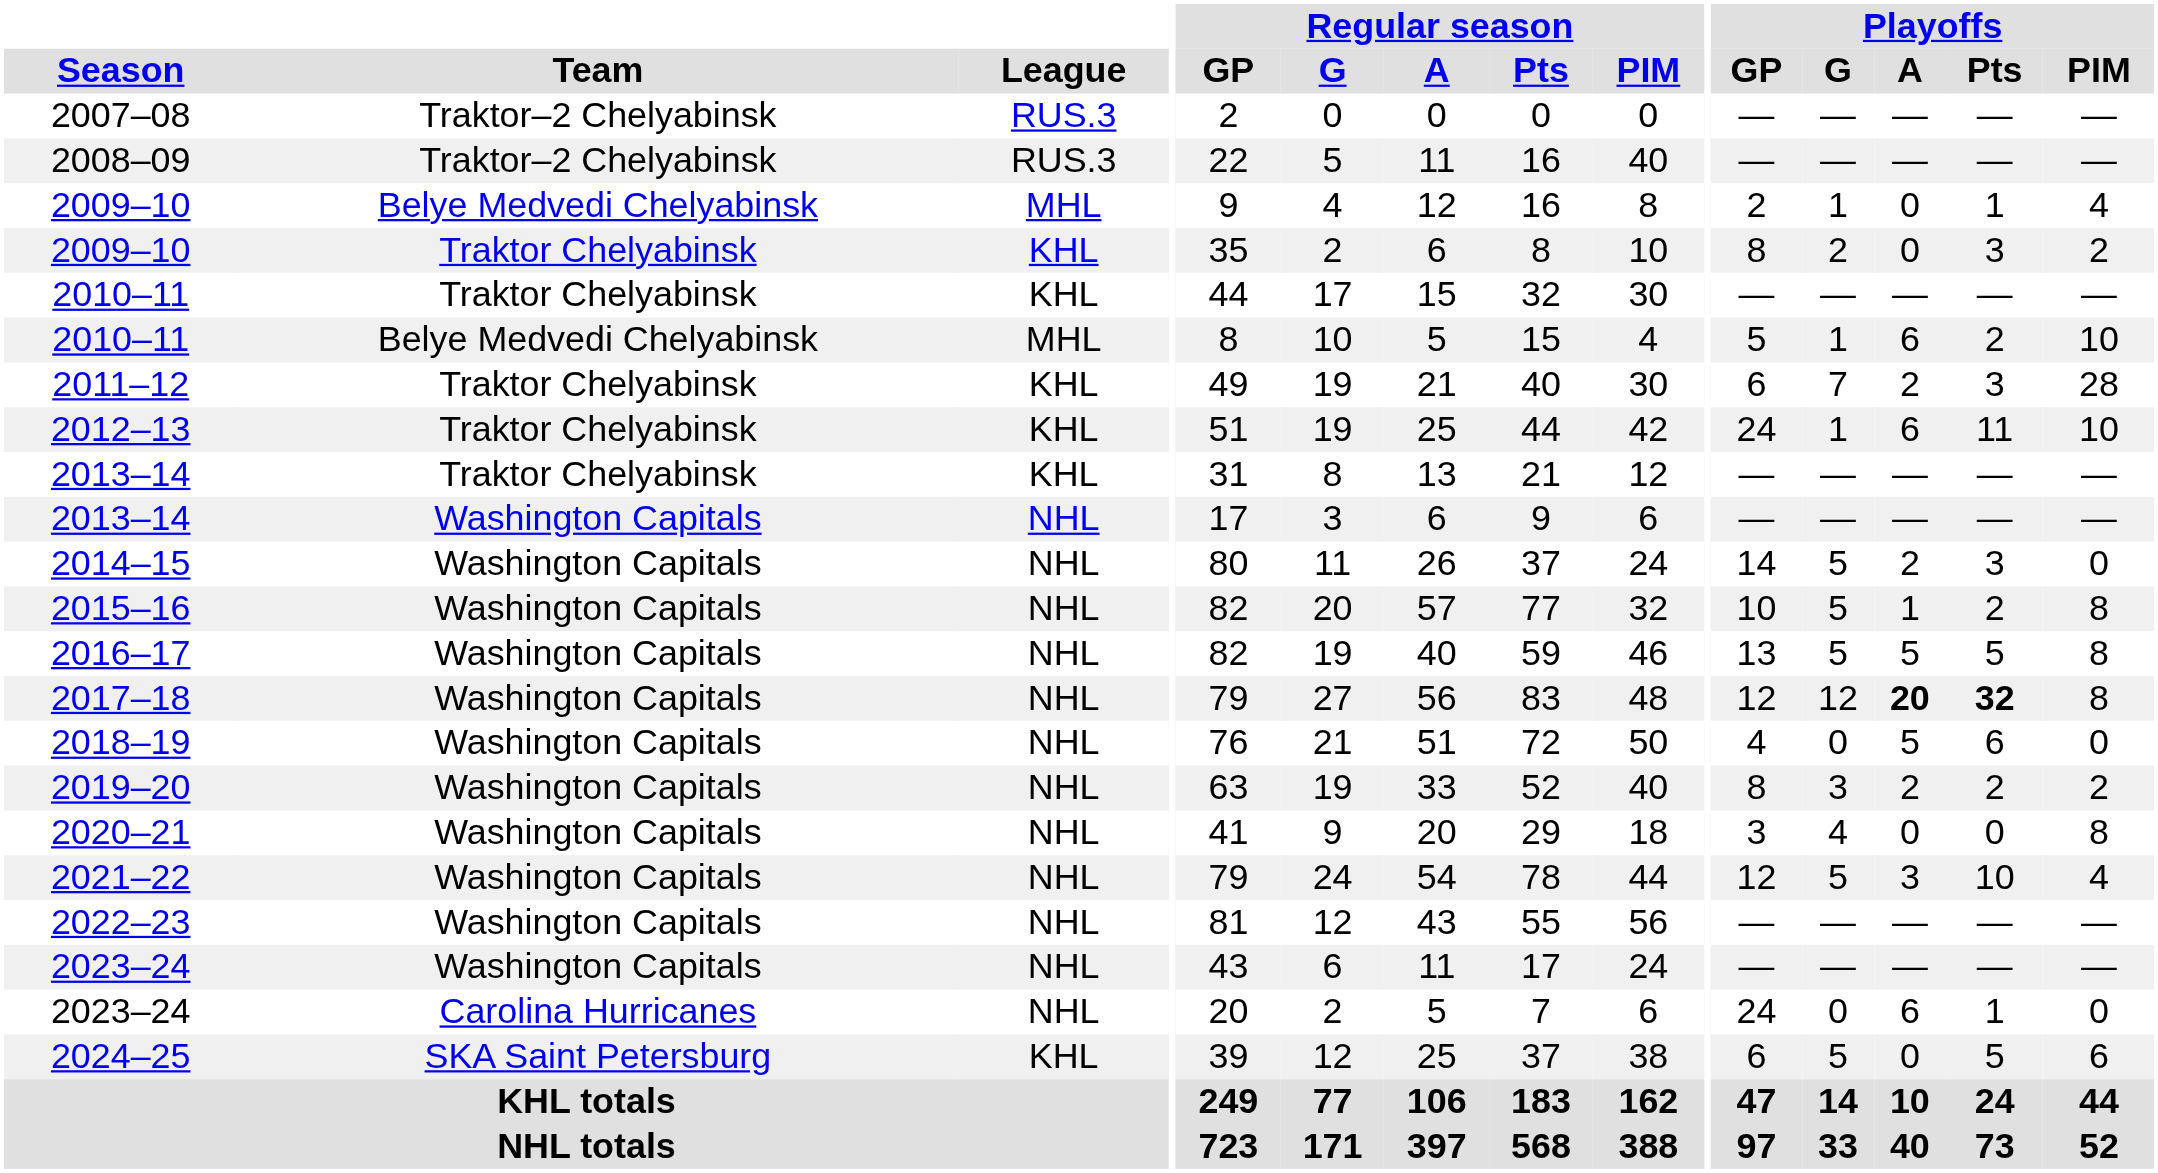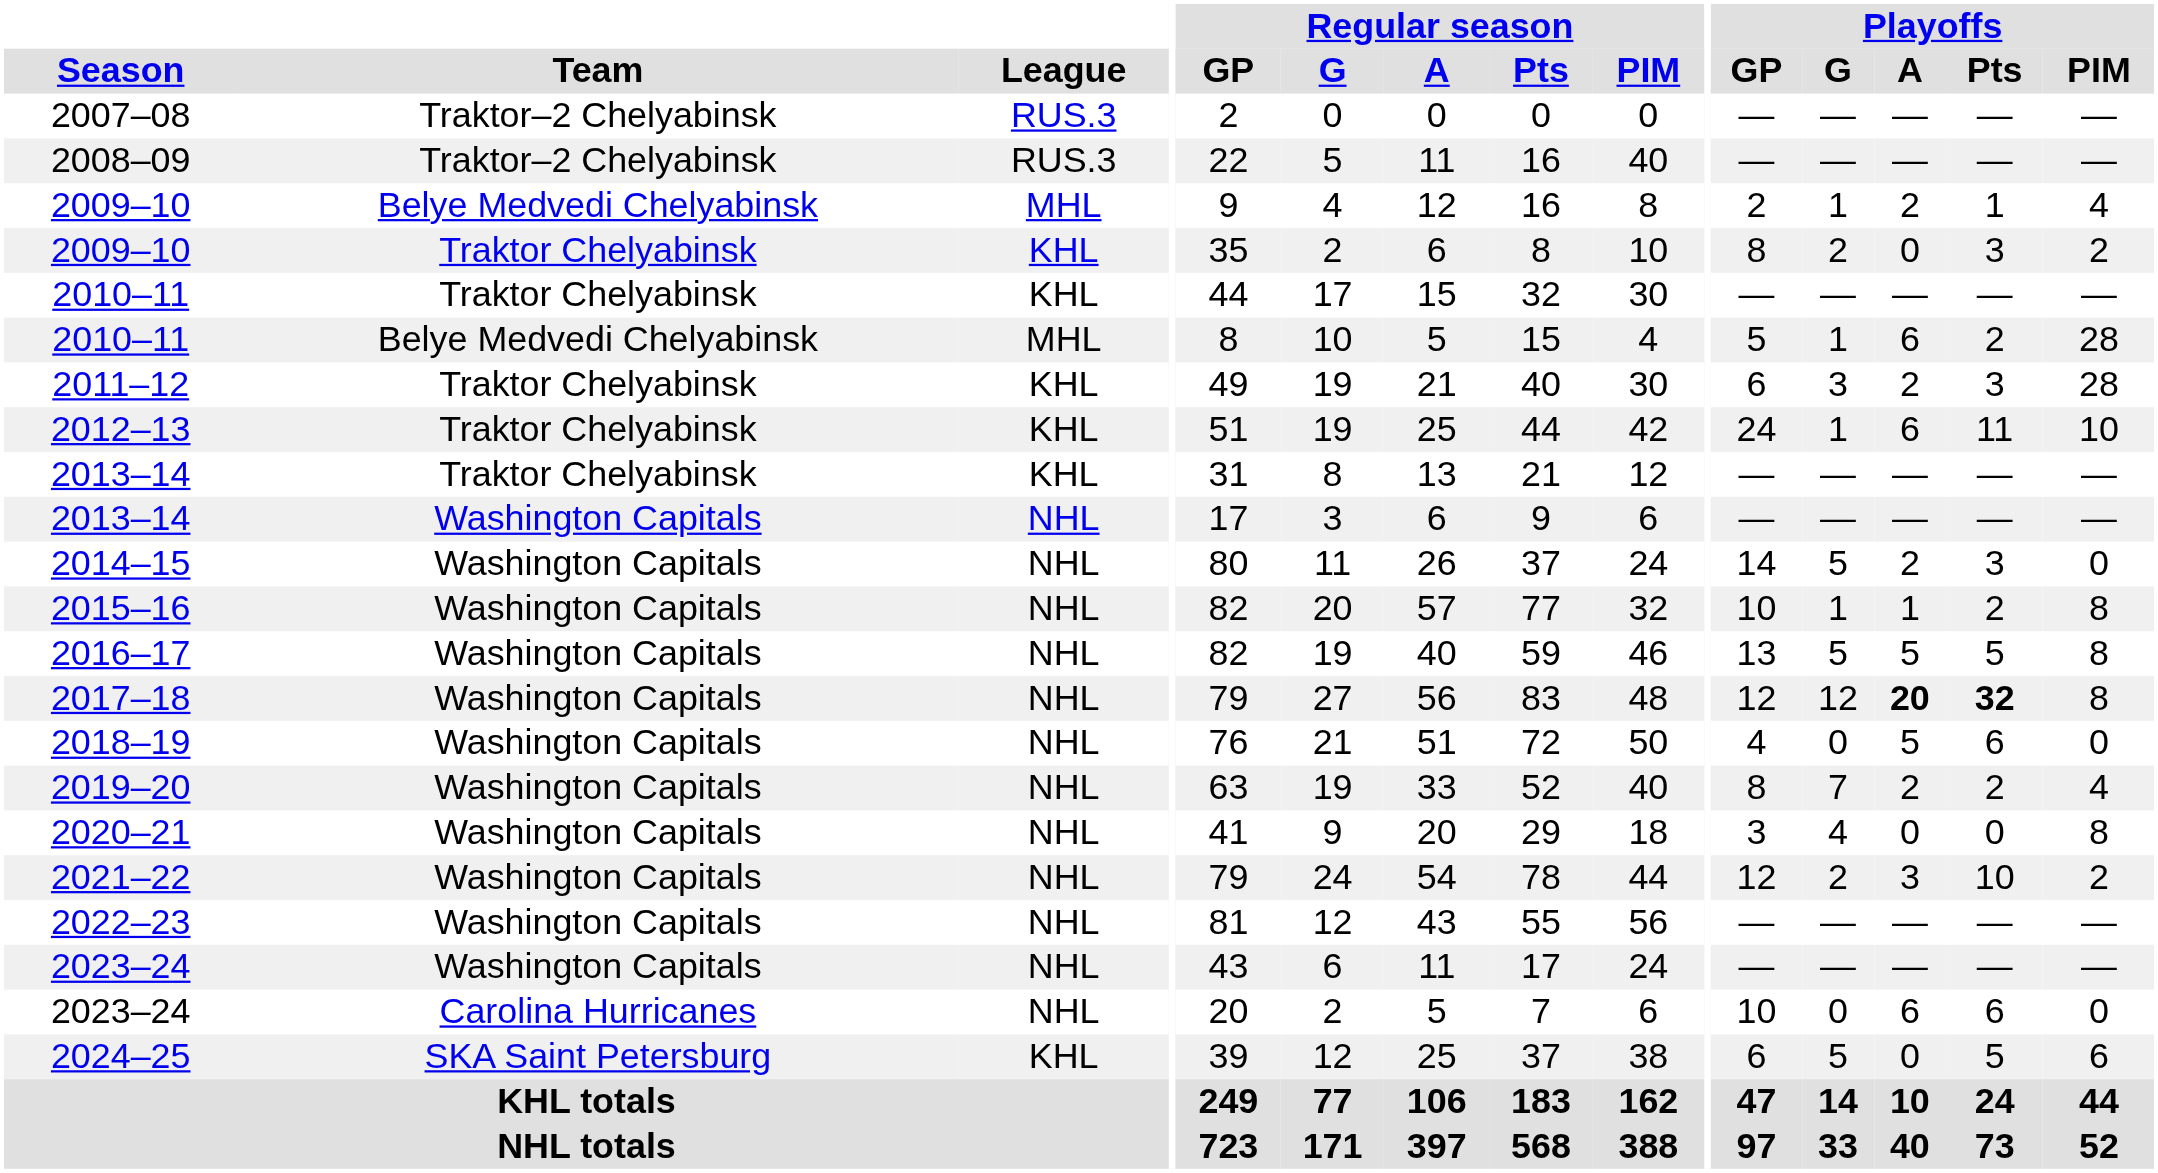(1910, 204) 0 -> (1910, 204) 2
(2099, 339) 10 -> (2099, 339) 28
(1838, 384) 7 -> (1838, 384) 3
(1838, 608) 5 -> (1838, 608) 1
(1838, 787) 3 -> (1838, 787) 7
(2099, 787) 2 -> (2099, 787) 4
(1838, 876) 5 -> (1838, 876) 2
(2099, 876) 4 -> (2099, 876) 2
(1756, 1011) 24 -> (1756, 1011) 10
(1995, 1011) 1 -> (1995, 1011) 6
